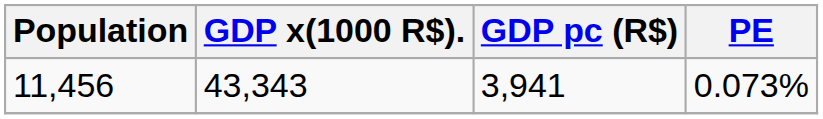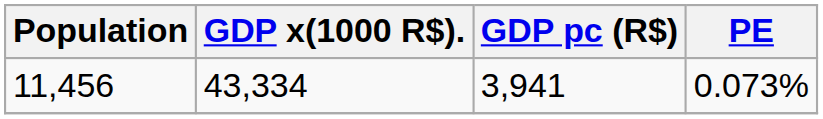(256, 85) 43,343 -> (256, 85) 43,334
